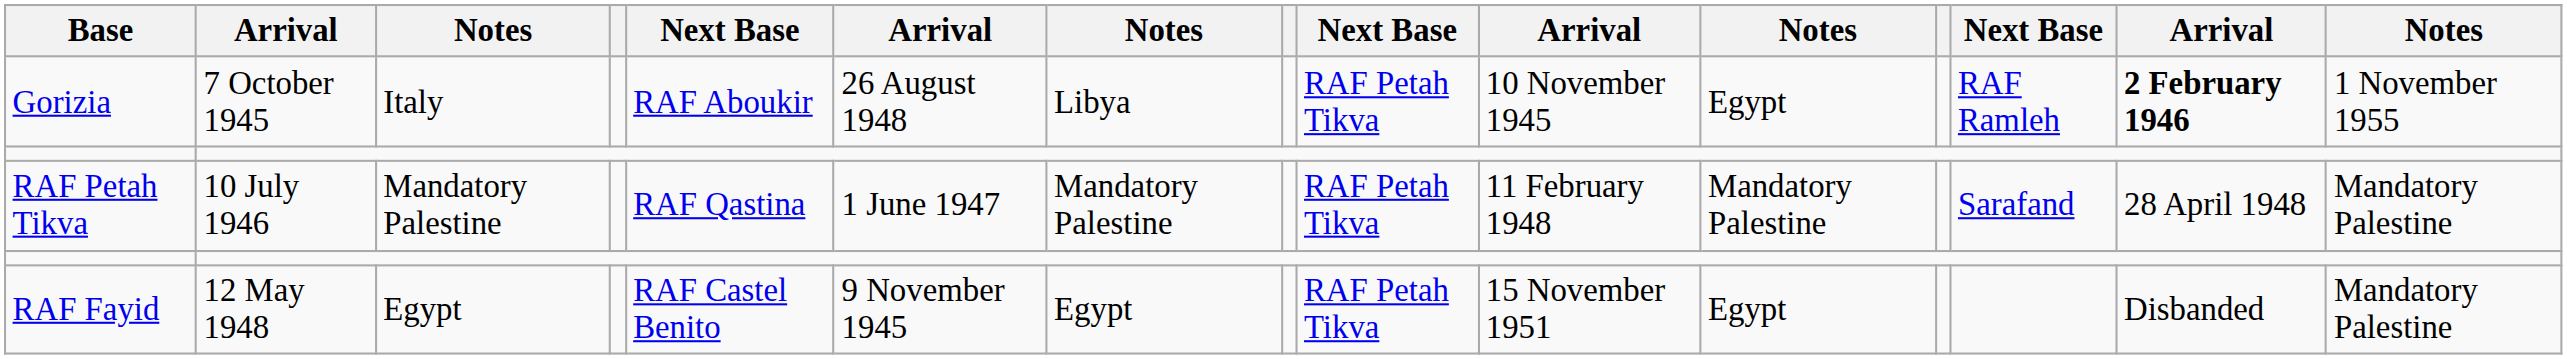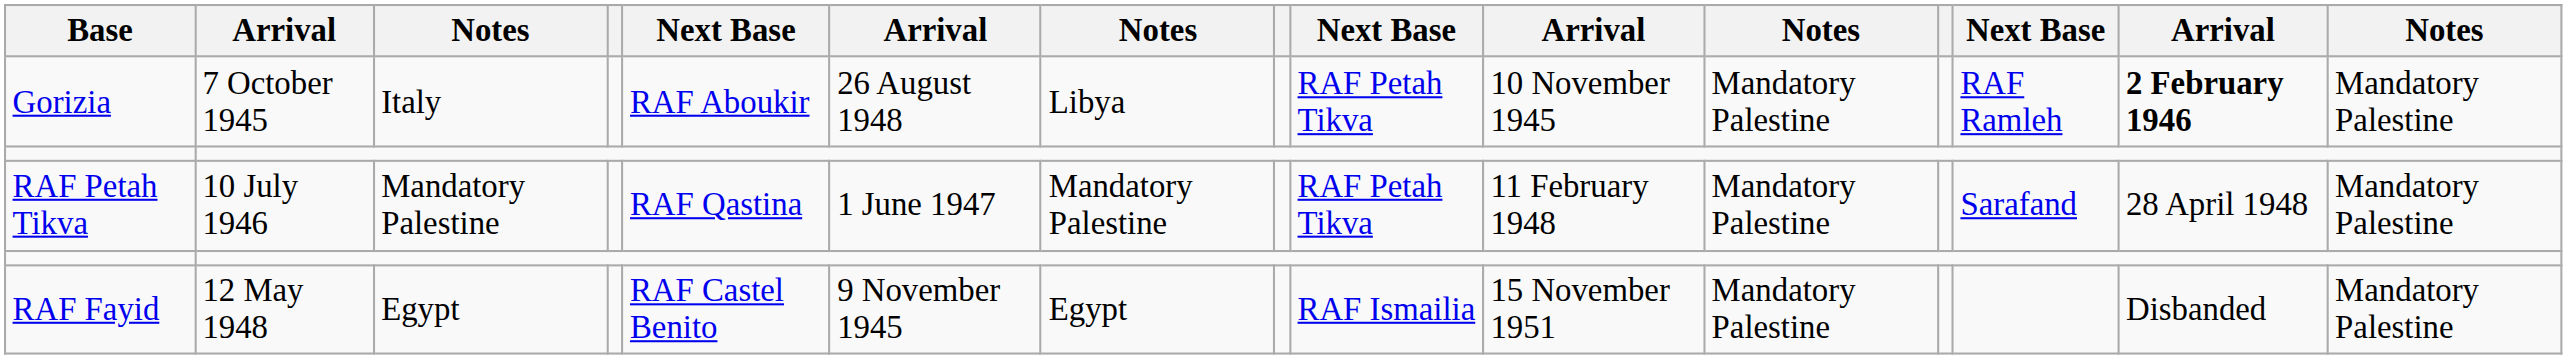(1747, 100) Egypt -> (1784, 100) Mandatory Palestine
(2415, 100) 1 November 1955 -> (2407, 100) Mandatory Palestine
(1376, 309) RAF Petah Tikva -> (1386, 309) RAF Ismailia
(1747, 309) Egypt -> (1784, 309) Mandatory Palestine
